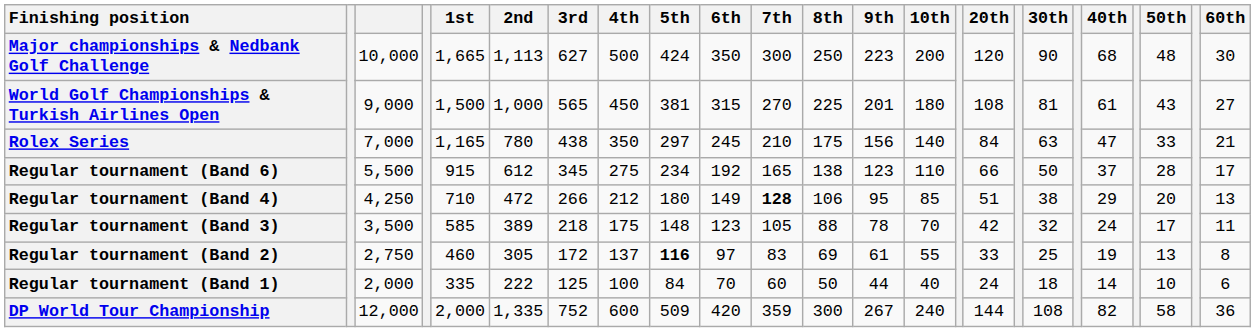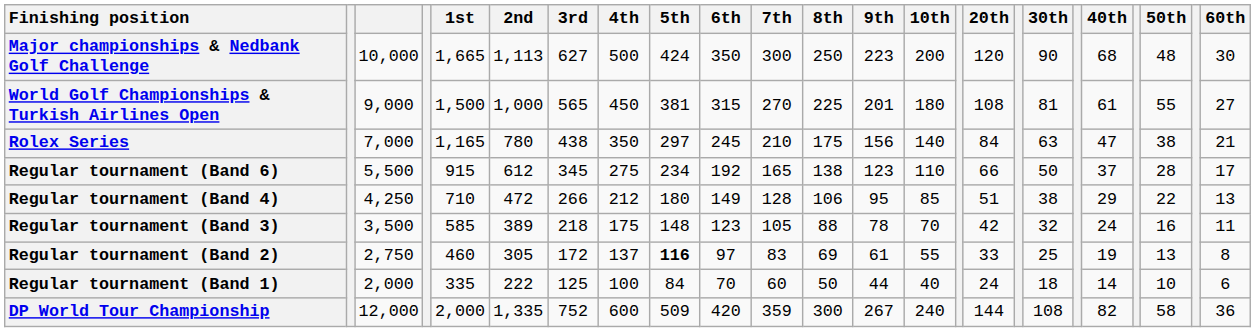(1166, 105) 43 -> (1166, 105) 55
(1166, 143) 33 -> (1166, 143) 38
(777, 199) bold -> (777, 199) normal
(1166, 199) 20 -> (1166, 199) 22
(1166, 227) 17 -> (1166, 227) 16
